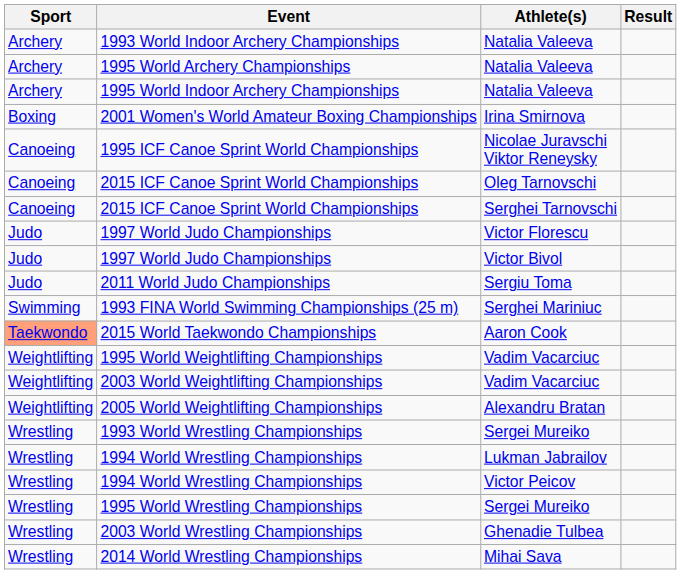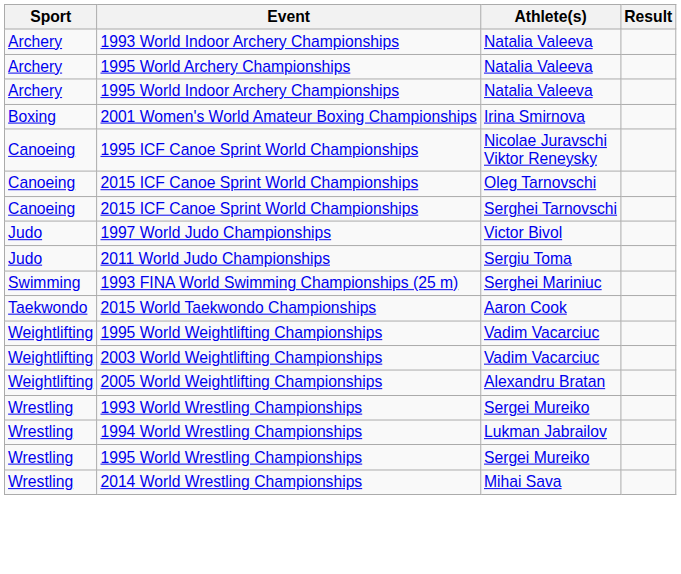- row: (216, 233)
(48, 332) lightsalmon background -> (48, 308) no background
- row: (231, 482)
- row: (231, 531)
